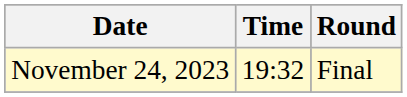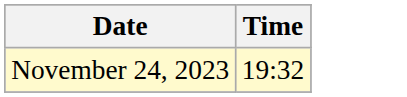- column: (356, 26)
